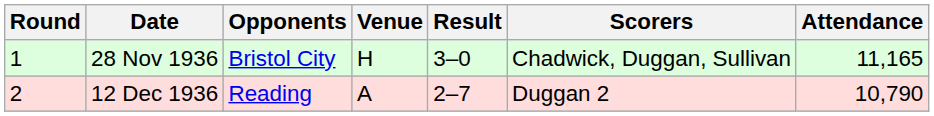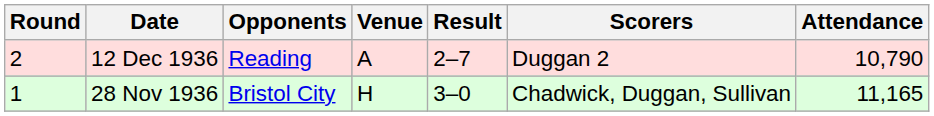rows swapped: (155, 57) <-> (155, 93)
